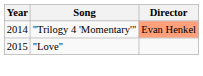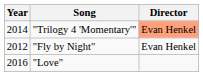+ row: (64, 46)
(17, 46) 2015 -> (17, 63) 2016
